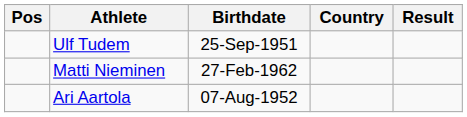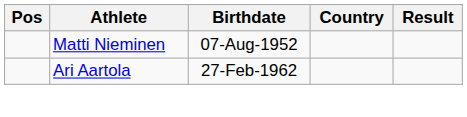- row: (91, 44)
(249, 71) 27-Feb-1962 -> (249, 44) 07-Aug-1952
(249, 97) 07-Aug-1952 -> (249, 71) 27-Feb-1962
